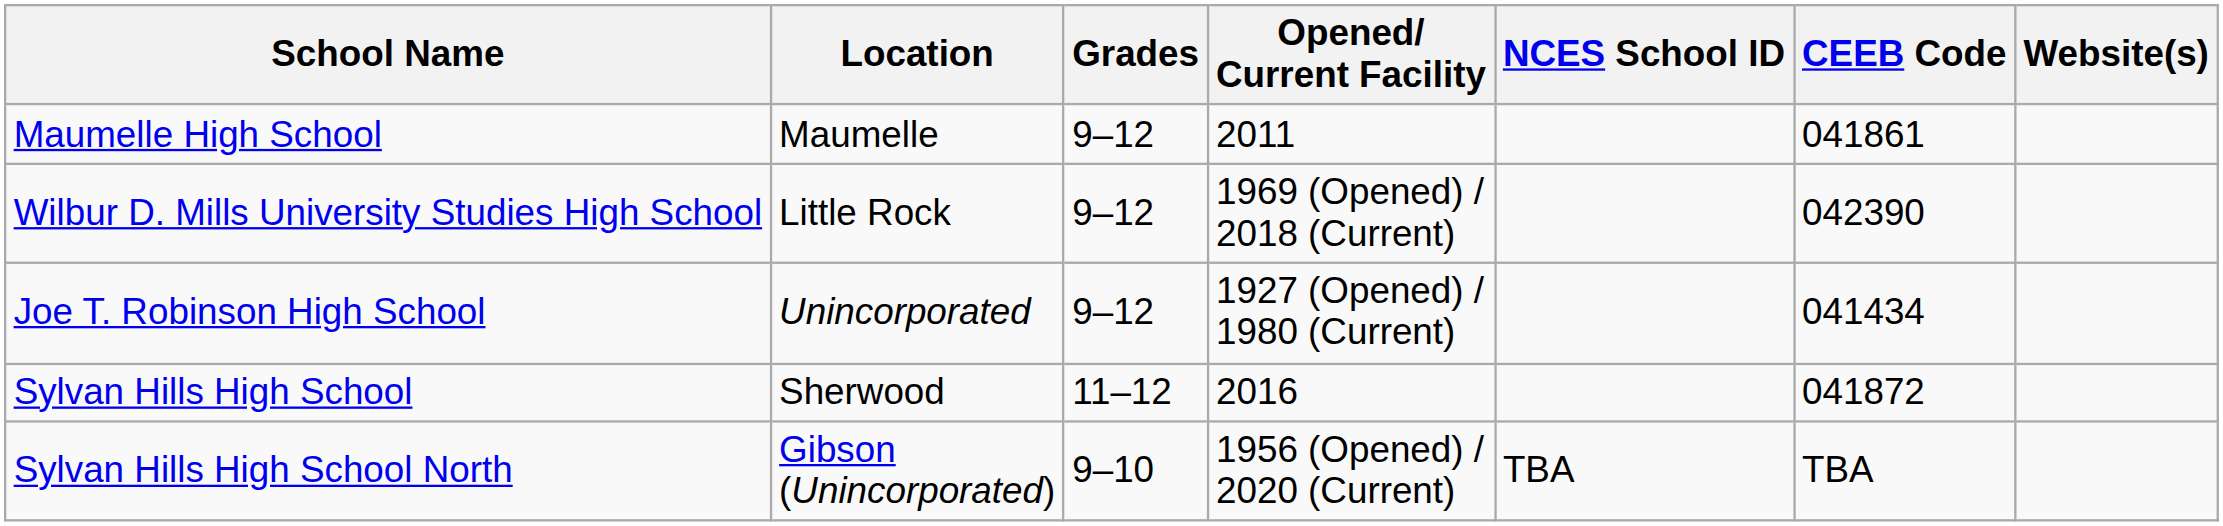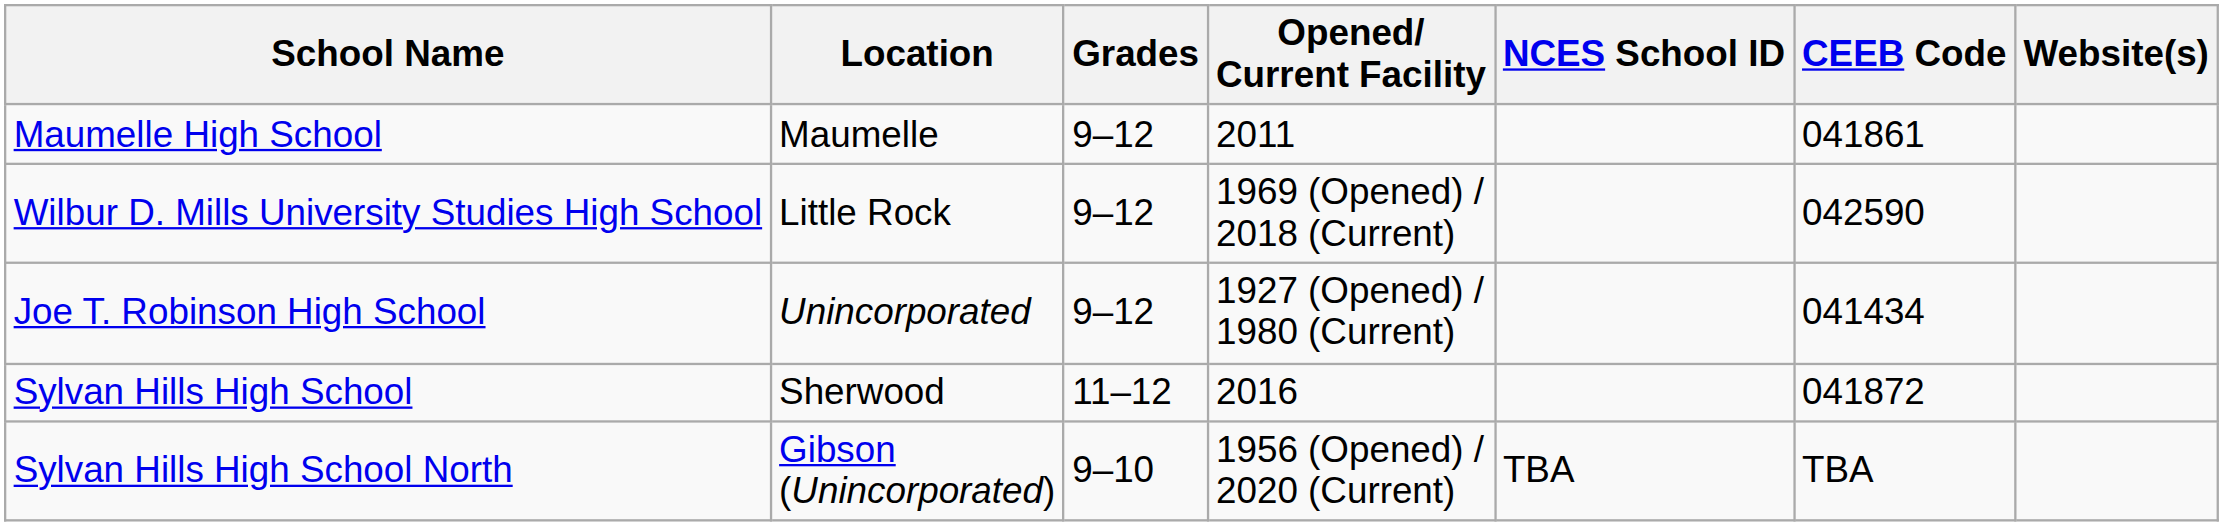(1863, 212) 042390 -> (1863, 212) 042590
